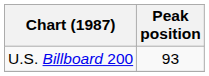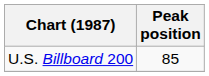(170, 58) 93 -> (170, 58) 85
